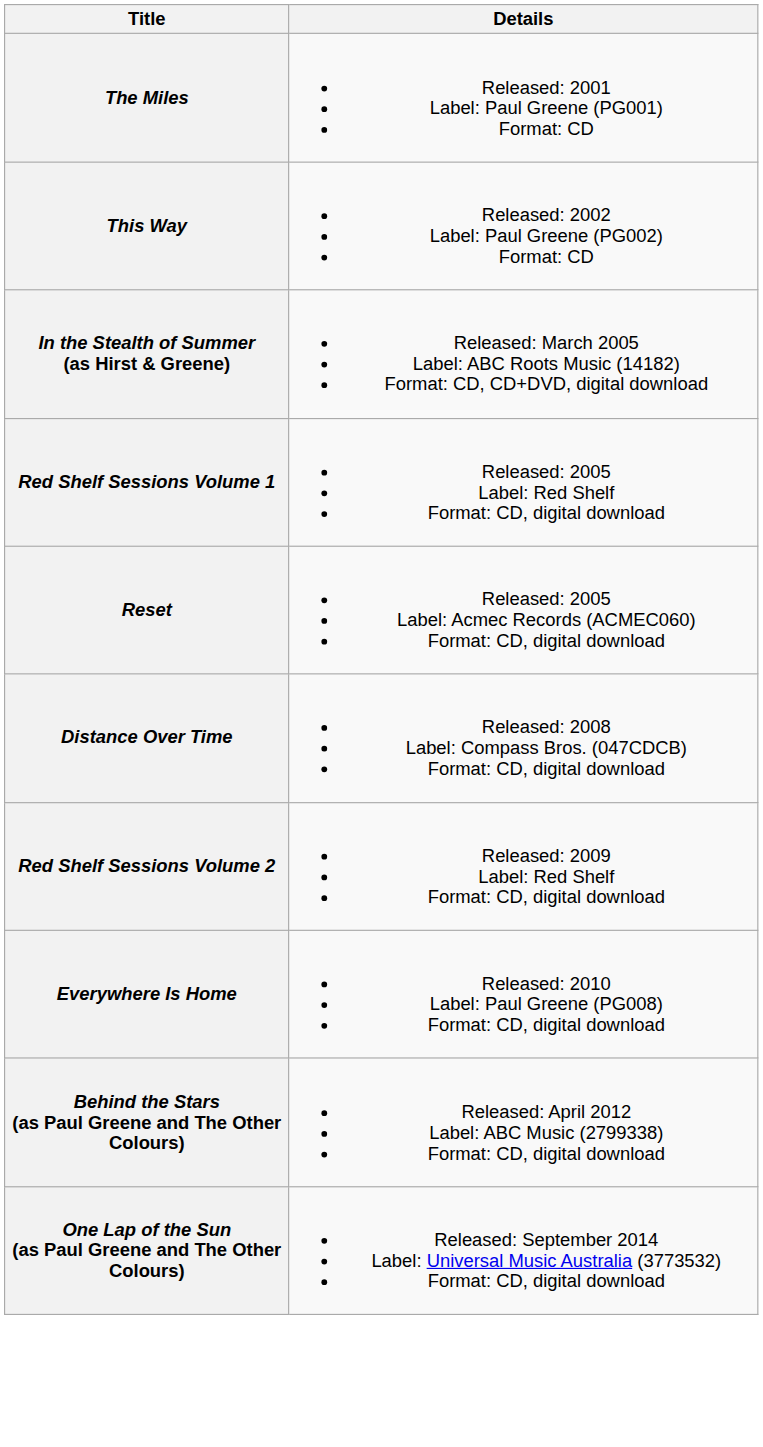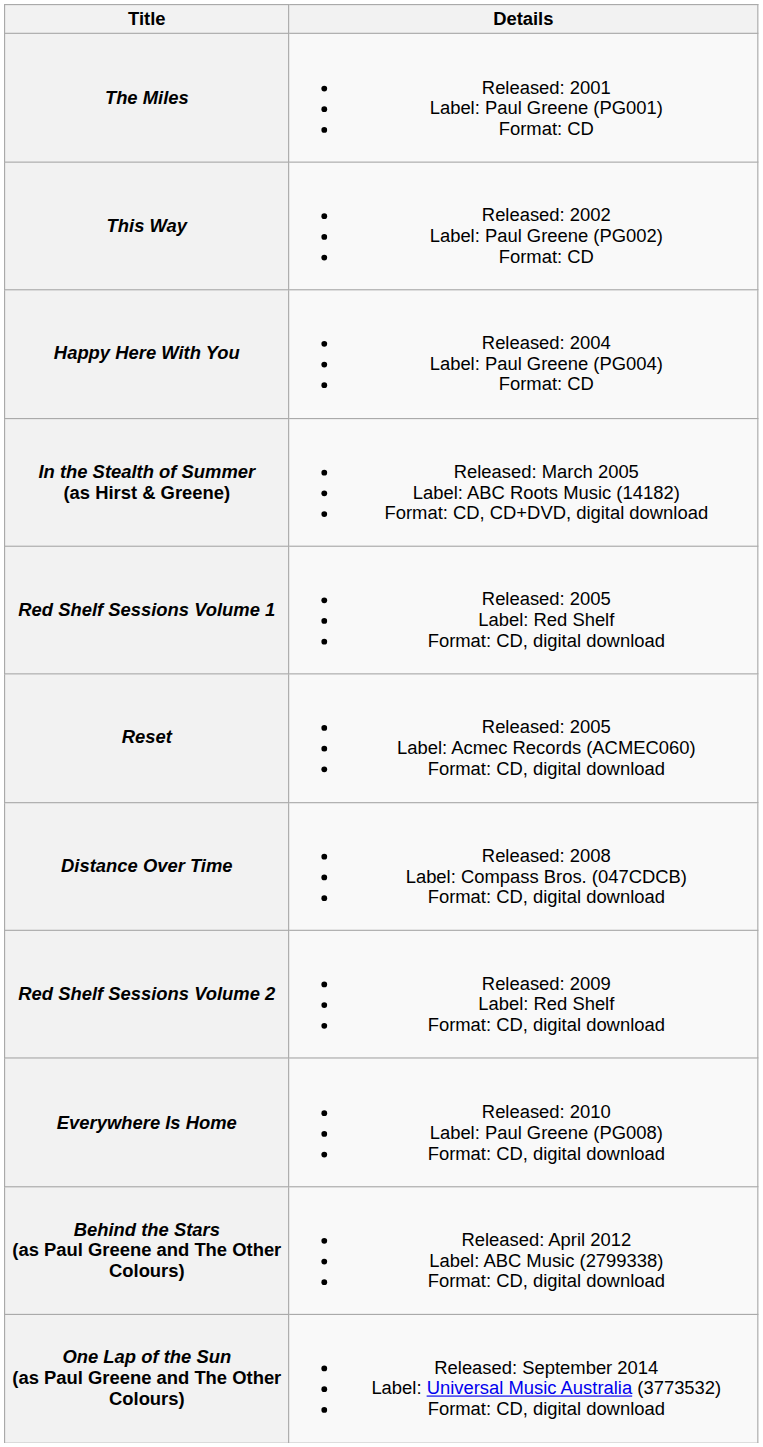+ row: (147, 353)
